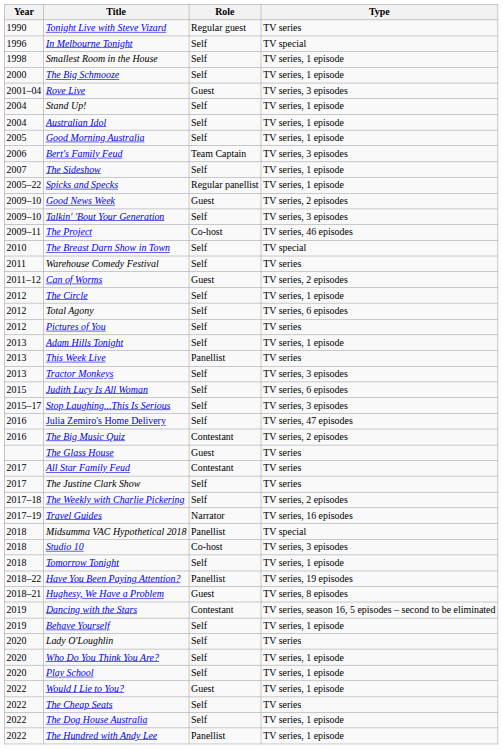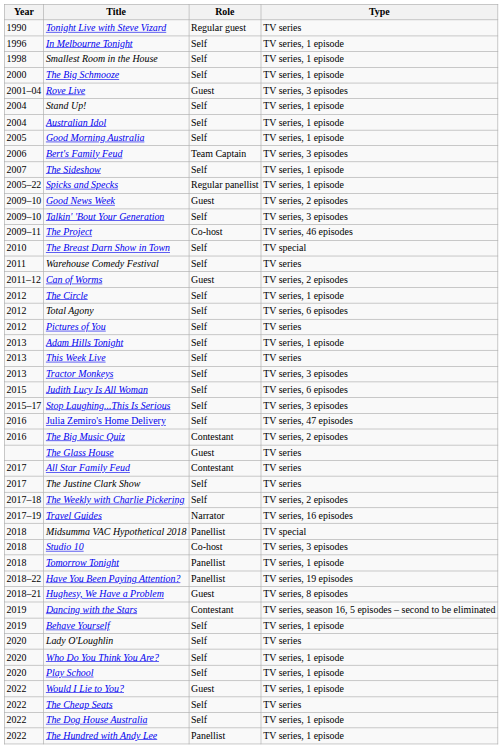(285, 43) TV special -> (304, 43) TV series, 1 episode
(208, 358) Panellist -> (199, 358) Self
(199, 563) Self -> (208, 563) Panellist
